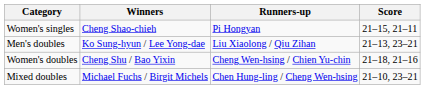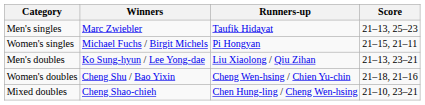+ row: (34, 28)
(119, 28) Cheng Shao-chieh -> (145, 44) Michael Fuchs / Birgit Michels
(145, 76) Michael Fuchs / Birgit Michels -> (119, 92) Cheng Shao-chieh
